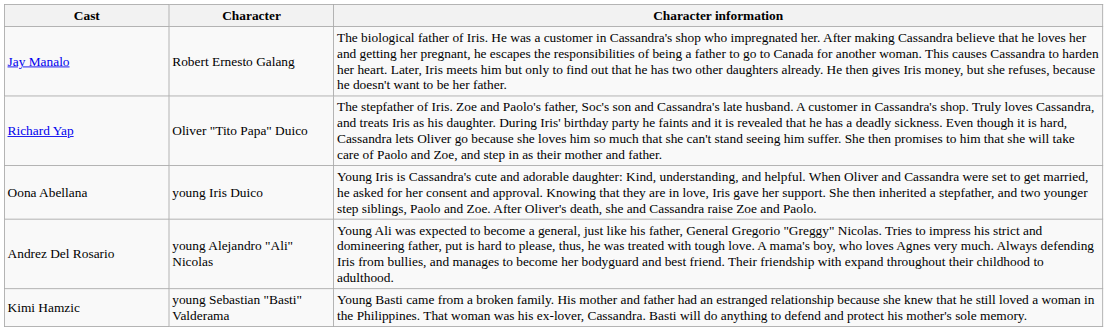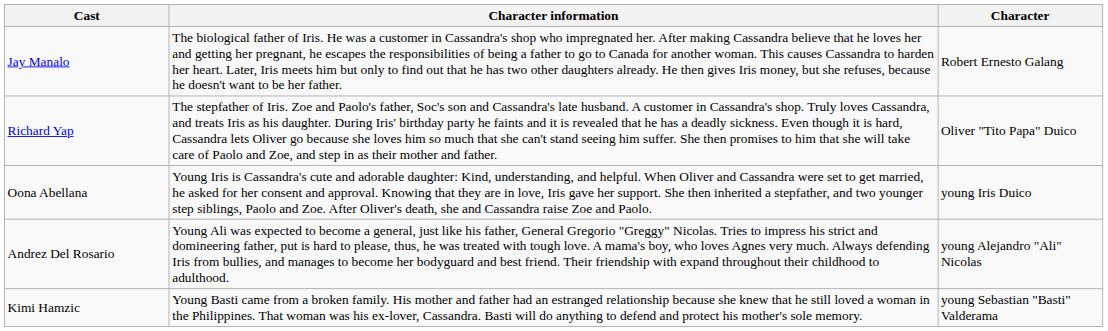columns swapped: (252, 15) <-> (718, 15)
